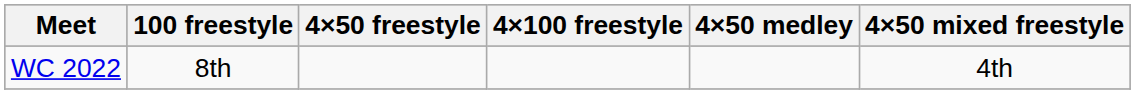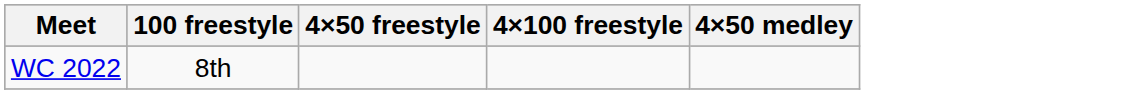- column: (995, 25)
